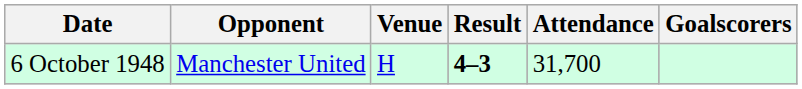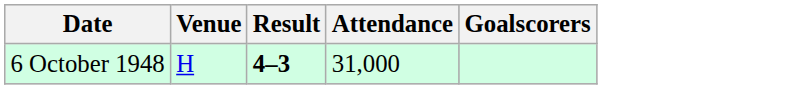- column: (271, 24)
(567, 63) 31,700 -> (366, 63) 31,000
